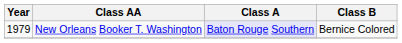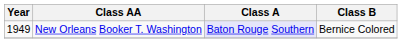(19, 29) 1979 -> (19, 29) 1949
